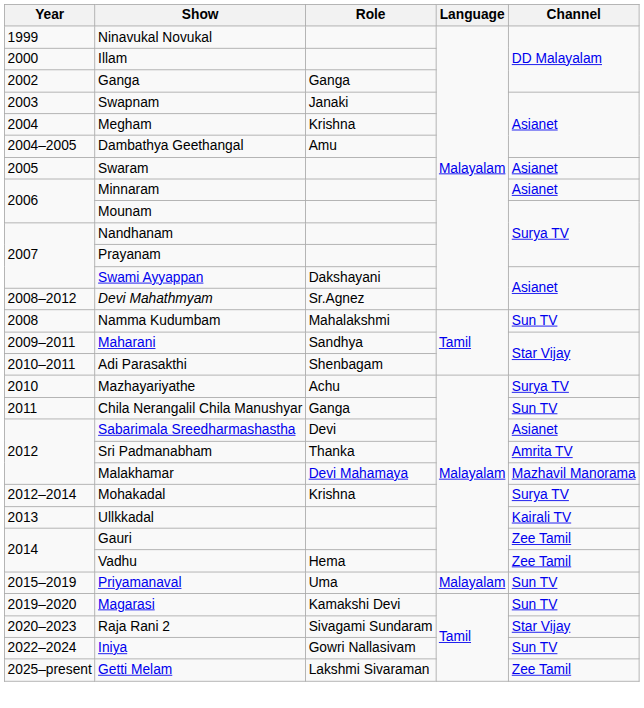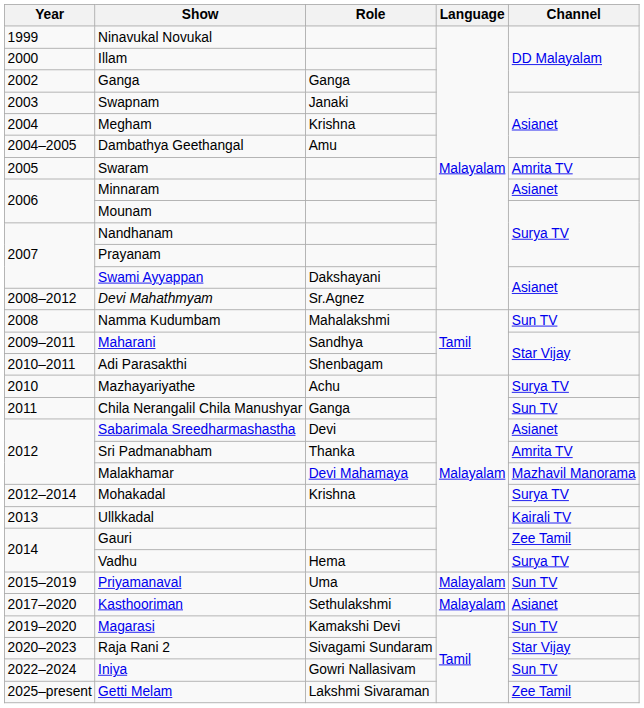(535, 168) Asianet -> (542, 168) Amrita TV
(541, 560) Zee Tamil -> (540, 560) Surya TV
+ row: (141, 604)
